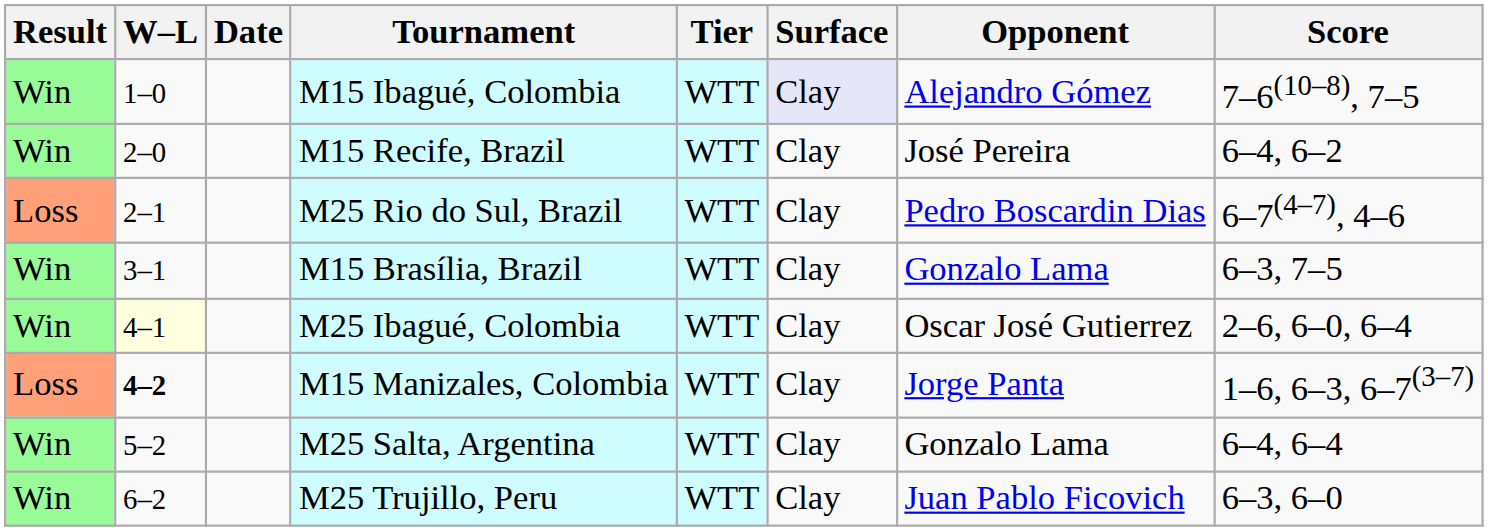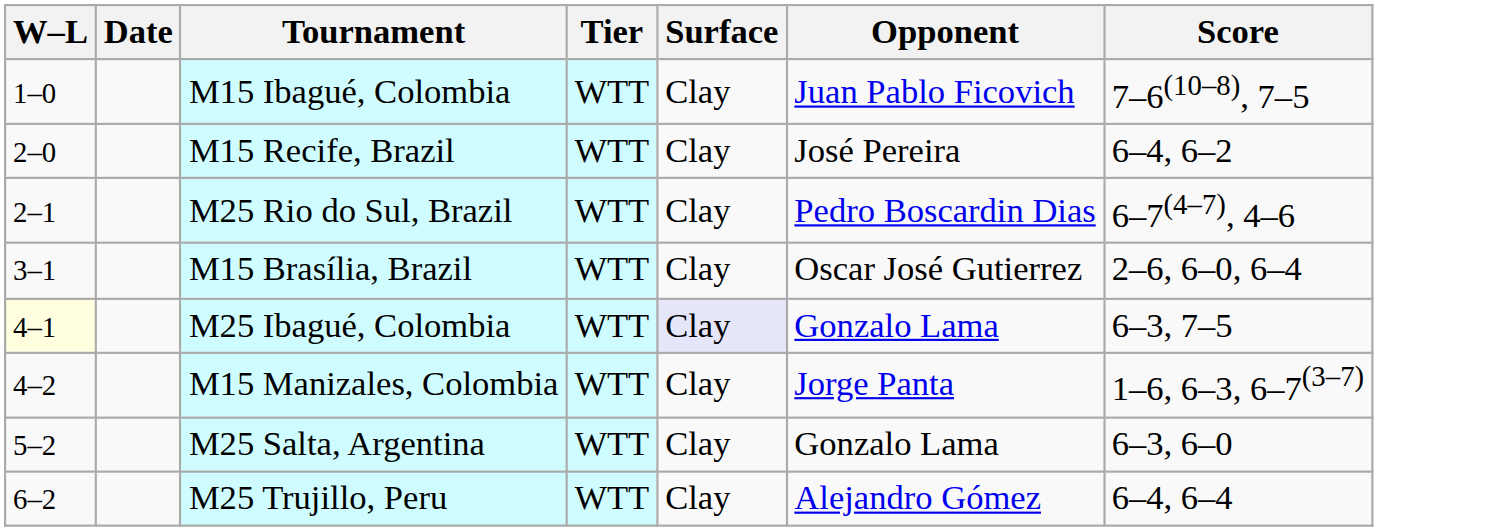- column: (60, 31)
(808, 91) lavender background -> (698, 91) no background
(1028, 91) Alejandro Gómez -> (935, 91) Juan Pablo Ficovich
(1007, 269) Gonzalo Lama -> (938, 269) Oscar José Gutierrez
(1282, 269) 6–3, 7–5 -> (1207, 269) 2–6, 6–0, 6–4
(808, 324) no background -> (698, 324) lavender background
(1048, 324) Oscar José Gutierrez -> (897, 324) Gonzalo Lama
(1317, 324) 2–6, 6–0, 6–4 -> (1172, 324) 6–3, 7–5
(145, 384) bold -> (35, 386) normal
(1282, 443) 6–4, 6–4 -> (1172, 443) 6–3, 6–0
(1045, 498) Juan Pablo Ficovich -> (918, 498) Alejandro Gómez
(1282, 498) 6–3, 6–0 -> (1172, 498) 6–4, 6–4
